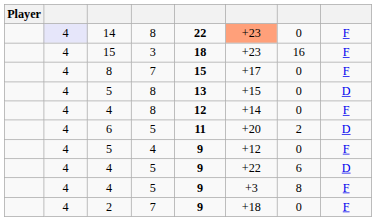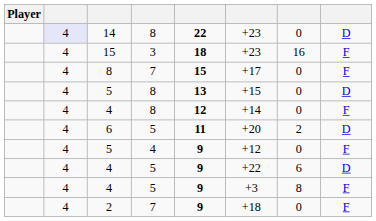(251, 33) lightsalmon background -> (251, 33) no background
(346, 33) F -> (346, 33) D
